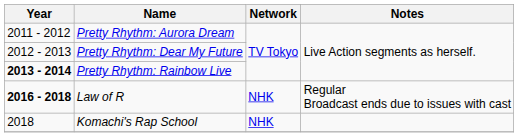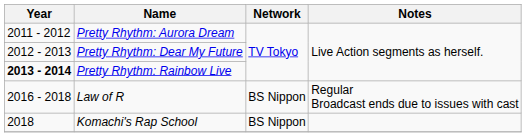(39, 96) bold -> (39, 96) normal
(261, 96) NHK -> (277, 96) BS Nippon
(261, 122) NHK -> (277, 122) BS Nippon
